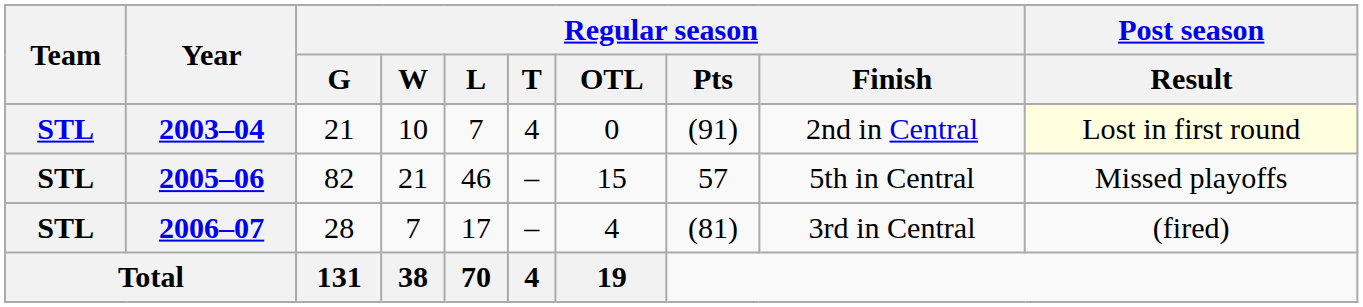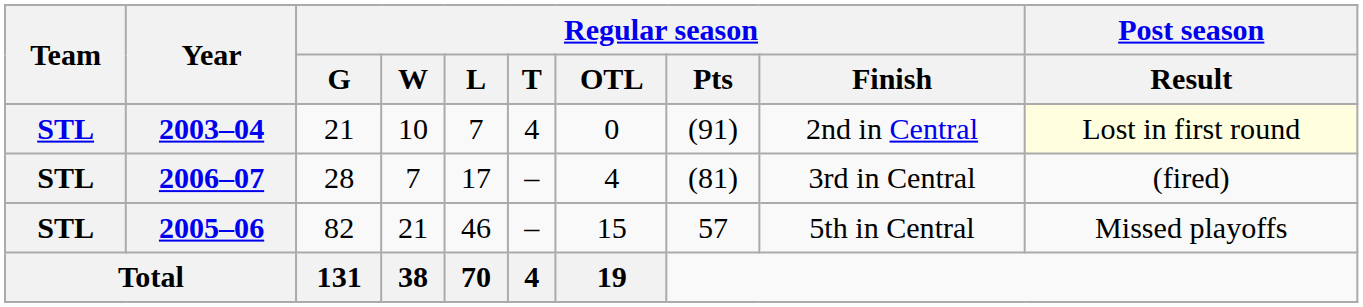rows swapped: (212, 178) <-> (212, 227)
